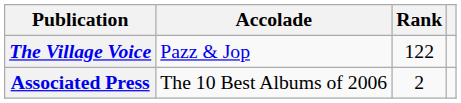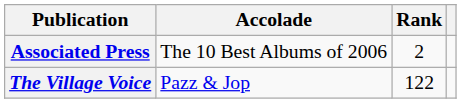rows swapped: (80, 82) <-> (80, 51)
